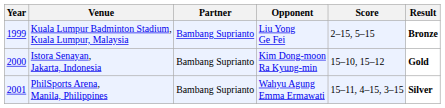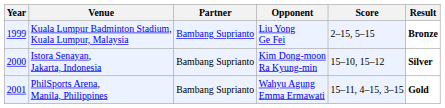(418, 62) Gold -> (420, 62) Silver
(420, 90) Silver -> (418, 90) Gold
